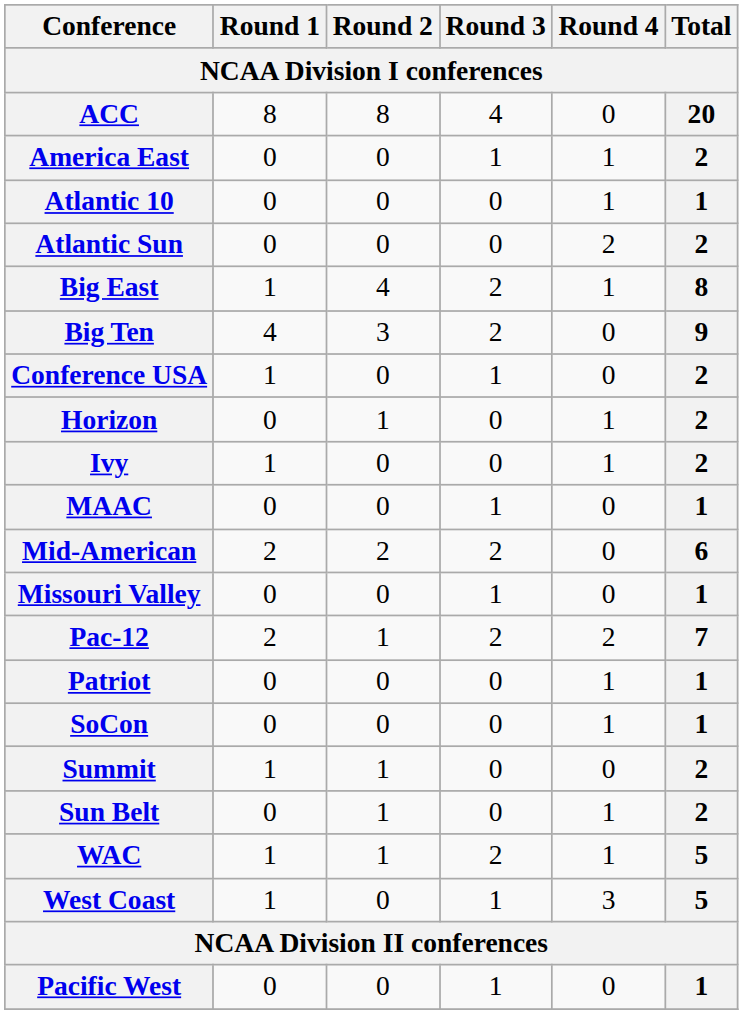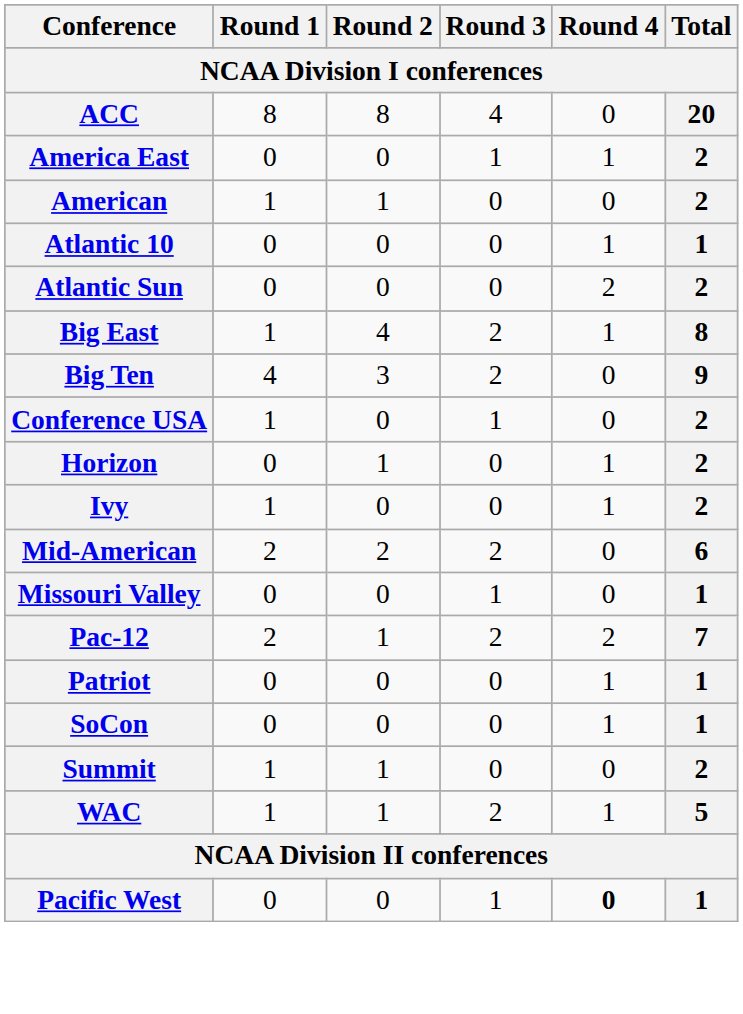+ row: (109, 200)
- row: (109, 506)
- row: (109, 811)
- row: (109, 899)
(609, 986) normal -> (609, 899) bold
